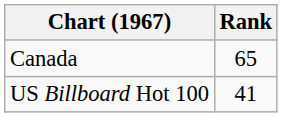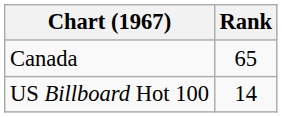(246, 93) 41 -> (246, 93) 14
